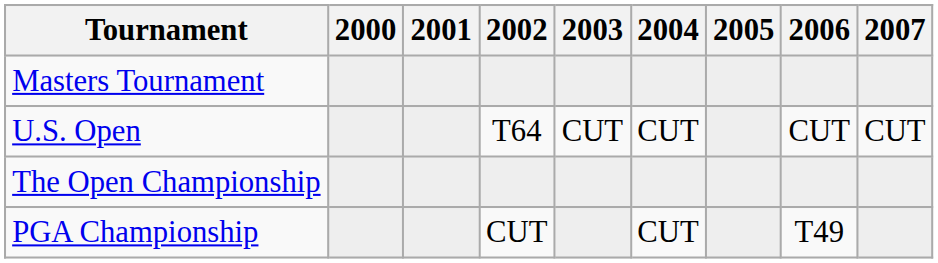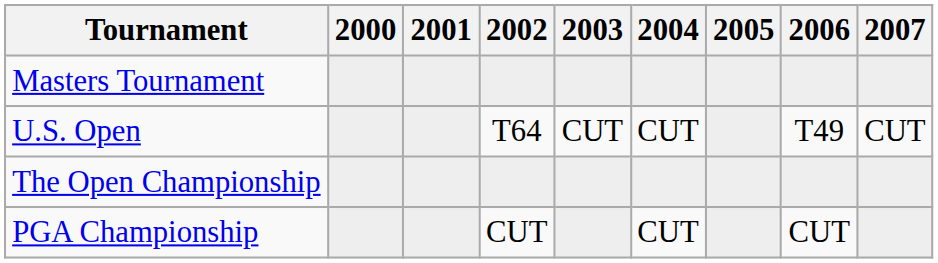(819, 131) CUT -> (819, 131) T49
(819, 232) T49 -> (819, 232) CUT
